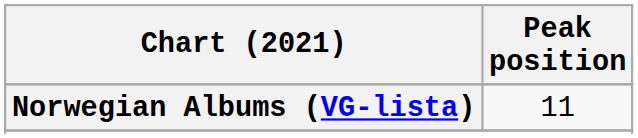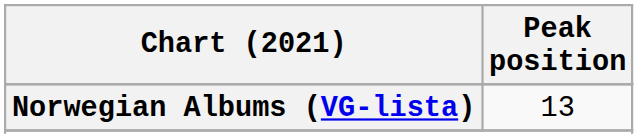(558, 108) 11 -> (558, 108) 13
